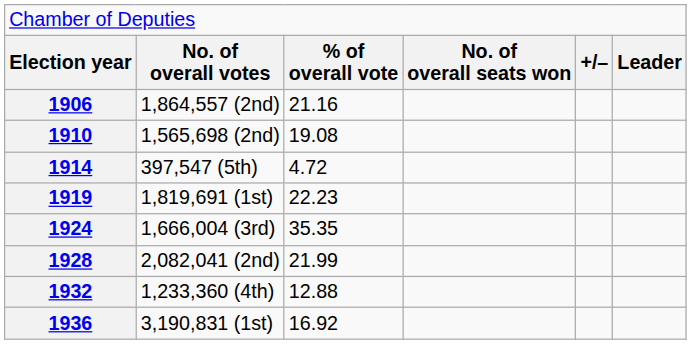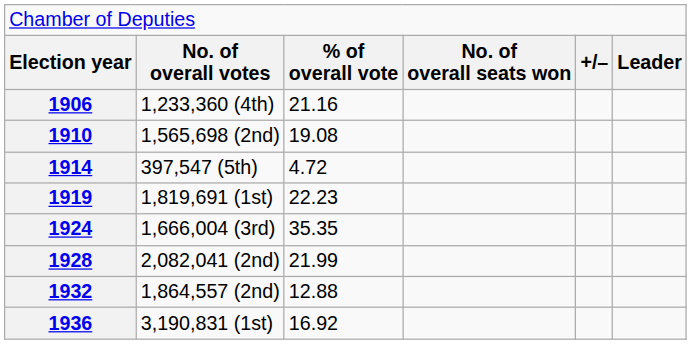(210, 104) 1,864,557 (2nd) -> (207, 104) 1,233,360 (4th)
(207, 291) 1,233,360 (4th) -> (210, 291) 1,864,557 (2nd)
